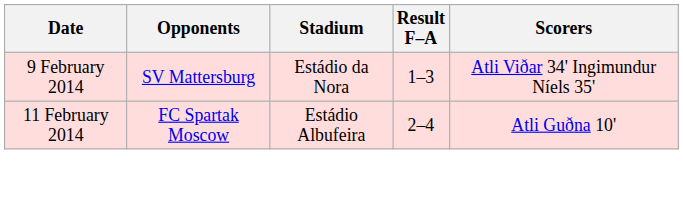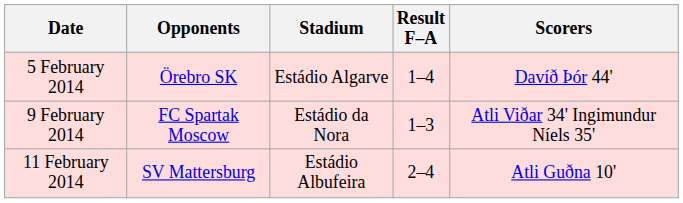+ row: (66, 76)
(199, 76) SV Mattersburg -> (199, 124) FC Spartak Moscow
(199, 124) FC Spartak Moscow -> (199, 173) SV Mattersburg
